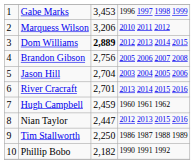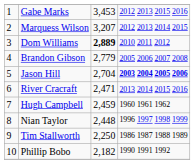(154, 12) 1996 1997 1998 1999 -> (154, 12) 2012 2013 2015 2016
(104, 27) 3,206 -> (104, 27) 3,207
(145, 27) 2010 2011 2012 -> (154, 27) 2012 2013 2014 2015
(154, 43) 2012 2013 2014 2015 -> (145, 43) 2010 2011 2012
(104, 58) 2,756 -> (104, 58) 2,779
(154, 74) normal -> (154, 74) bold
(104, 89) 2,701 -> (104, 89) 2,471
(104, 120) 2,447 -> (104, 120) 2,448
(154, 120) 2012 2013 2015 2016 -> (154, 120) 1996 1997 1998 1999
